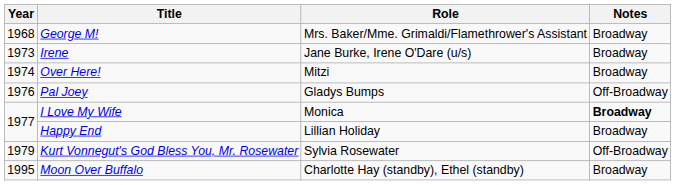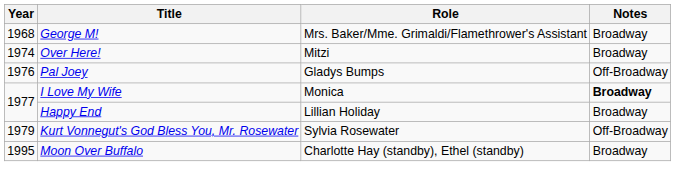- row: (54, 53)
